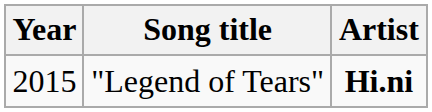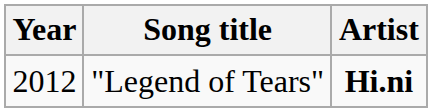(44, 80) 2015 -> (44, 80) 2012
